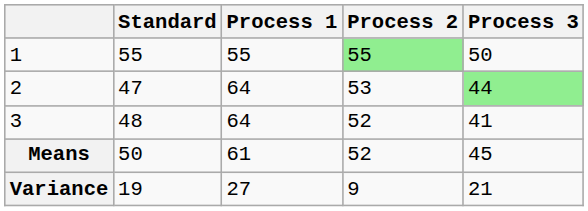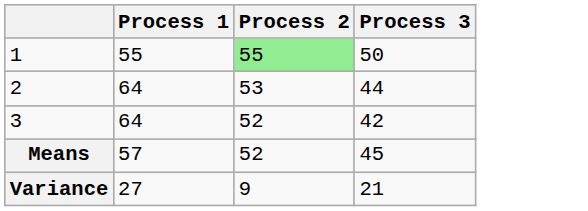- column: (167, 22)
(480, 88) lightgreen background -> (372, 88) no background
(480, 122) 41 -> (372, 122) 42
(239, 155) 61 -> (130, 155) 57
